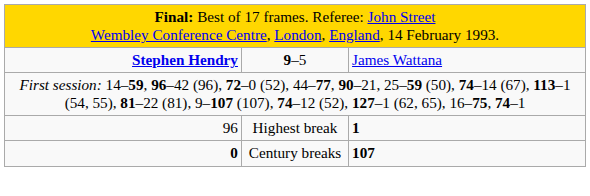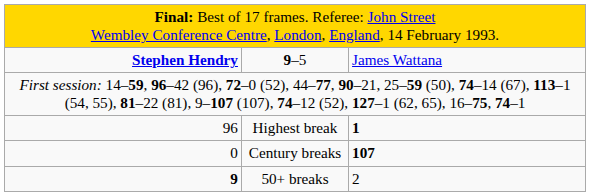(234, 153) bold -> (234, 153) normal
+ row: (295, 178)
